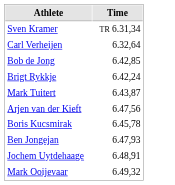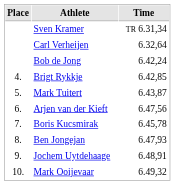+ column: (18, 13)
(126, 61) 6.42,85 -> (153, 61) 6.42,24
(126, 77) 6.42,24 -> (153, 77) 6.42,85
